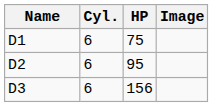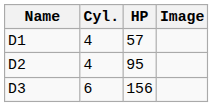(88, 41) 6 -> (88, 41) 4
(135, 41) 75 -> (135, 41) 57
(88, 65) 6 -> (88, 65) 4
